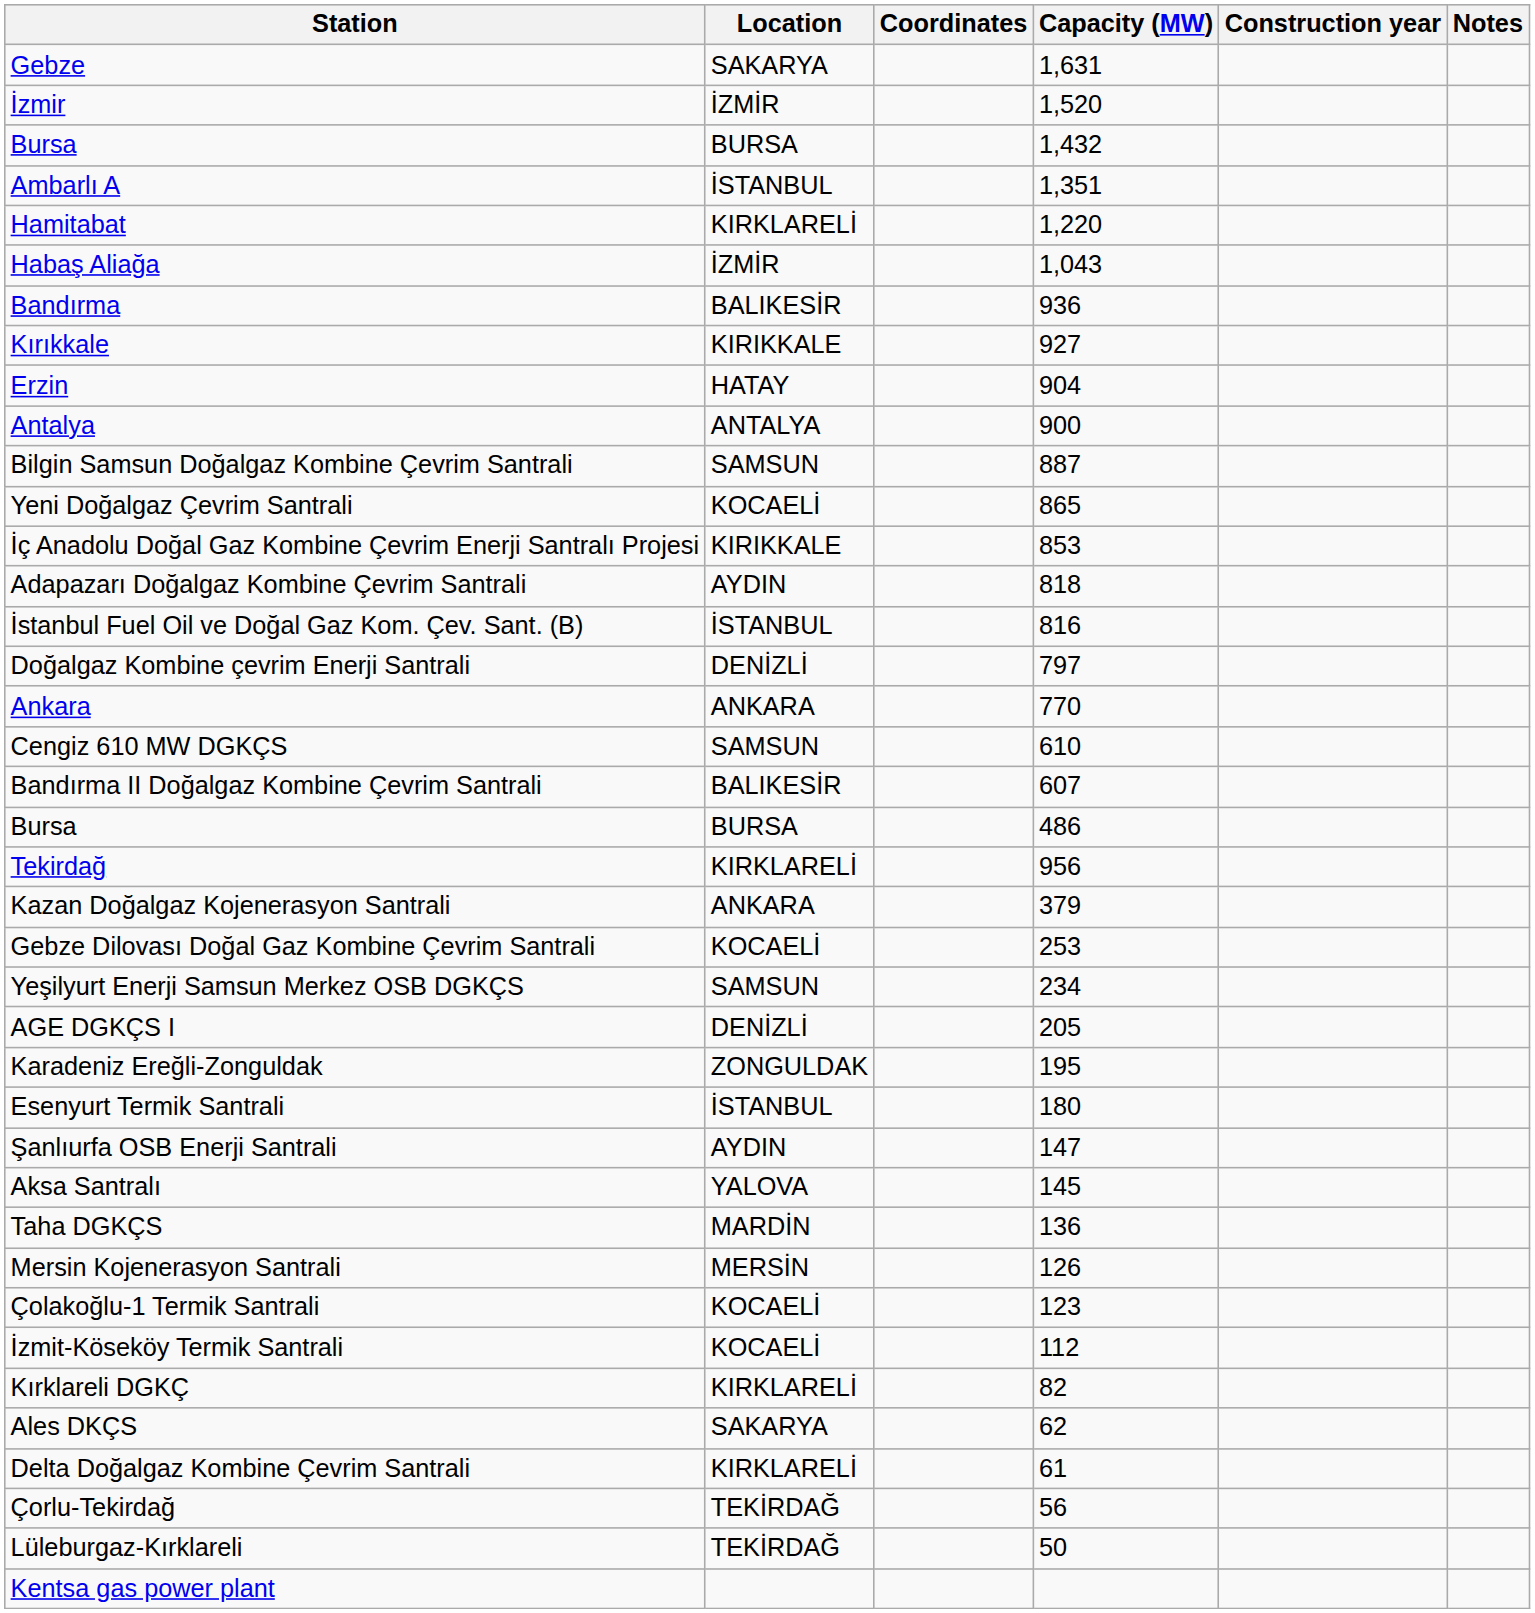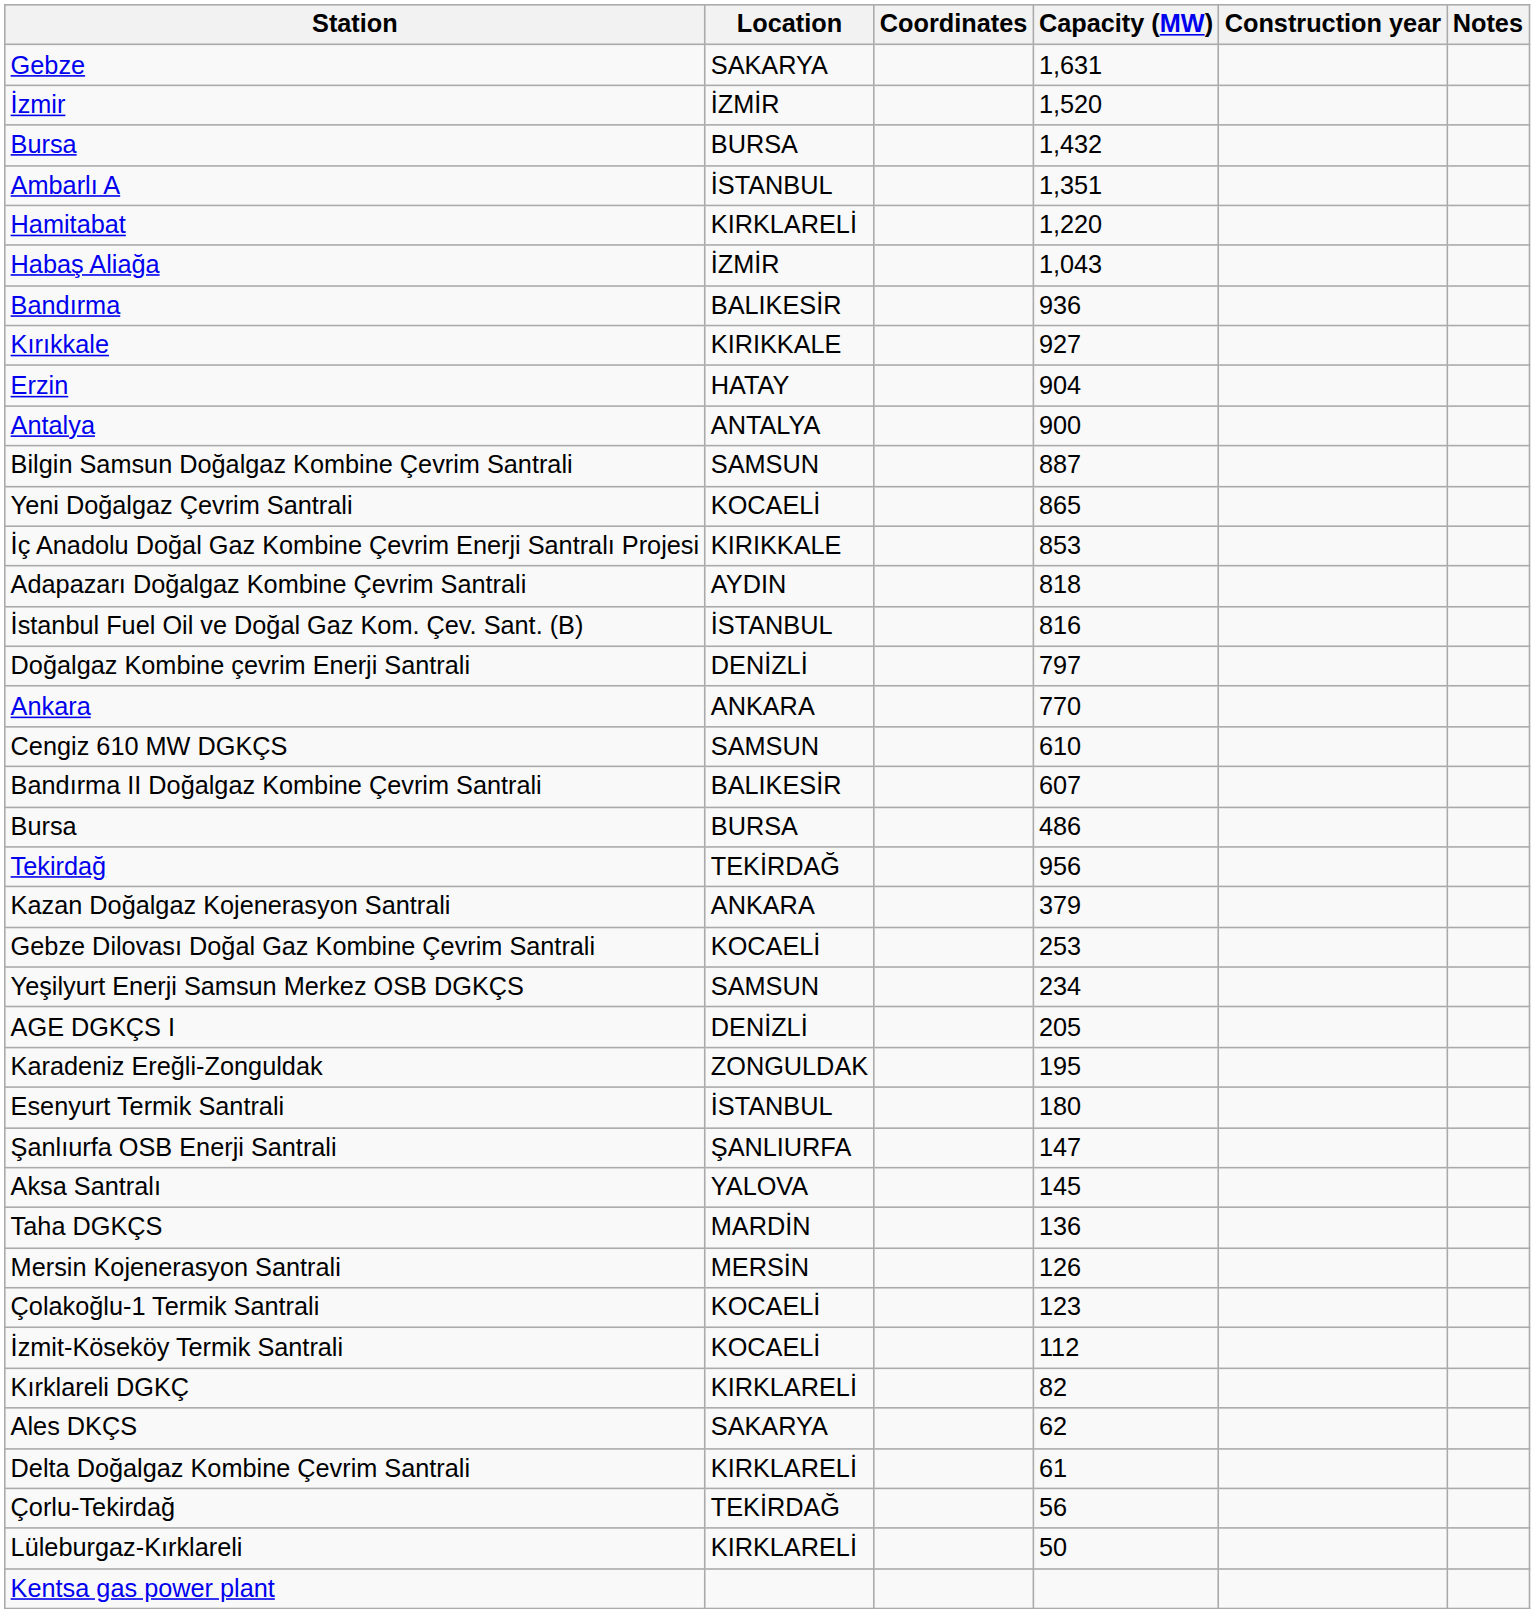(784, 866) KIRKLARELİ -> (775, 866) TEKİRDAĞ
(748, 1147) AYDIN -> (781, 1147) ŞANLIURFA
(775, 1548) TEKİRDAĞ -> (784, 1548) KIRKLARELİ
